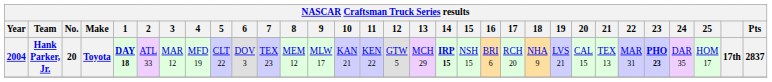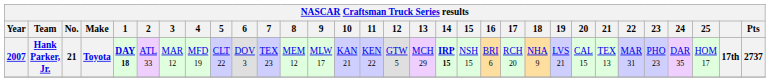(16, 57) 2004 -> (16, 57) 2007
(72, 57) 20 -> (72, 57) 21
(657, 57) bold -> (656, 56) normal
(755, 57) 2837 -> (753, 57) 2737
